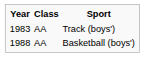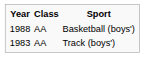rows swapped: (89, 28) <-> (99, 42)
